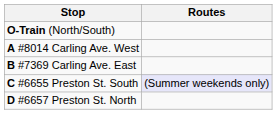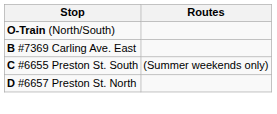- row: (73, 48)
(207, 83) lavender background -> (206, 65) no background
